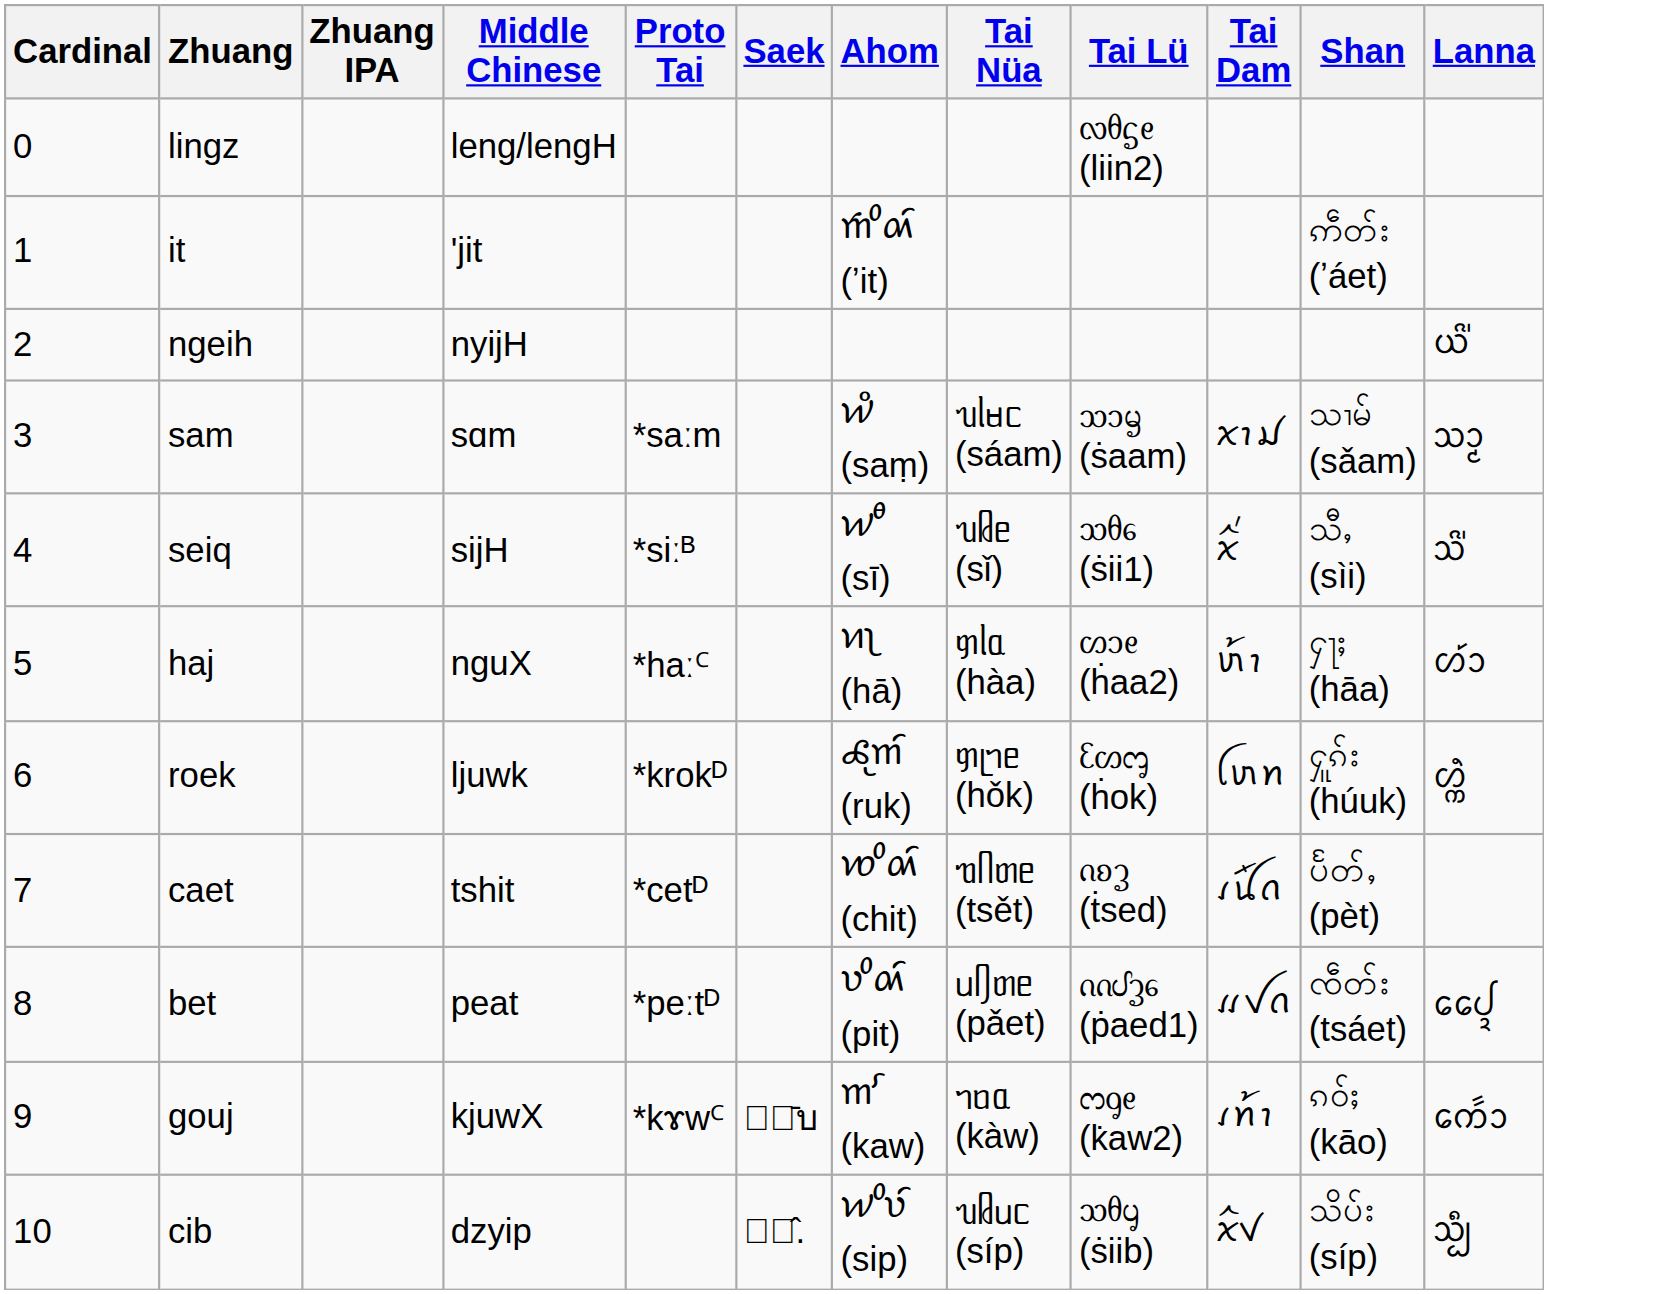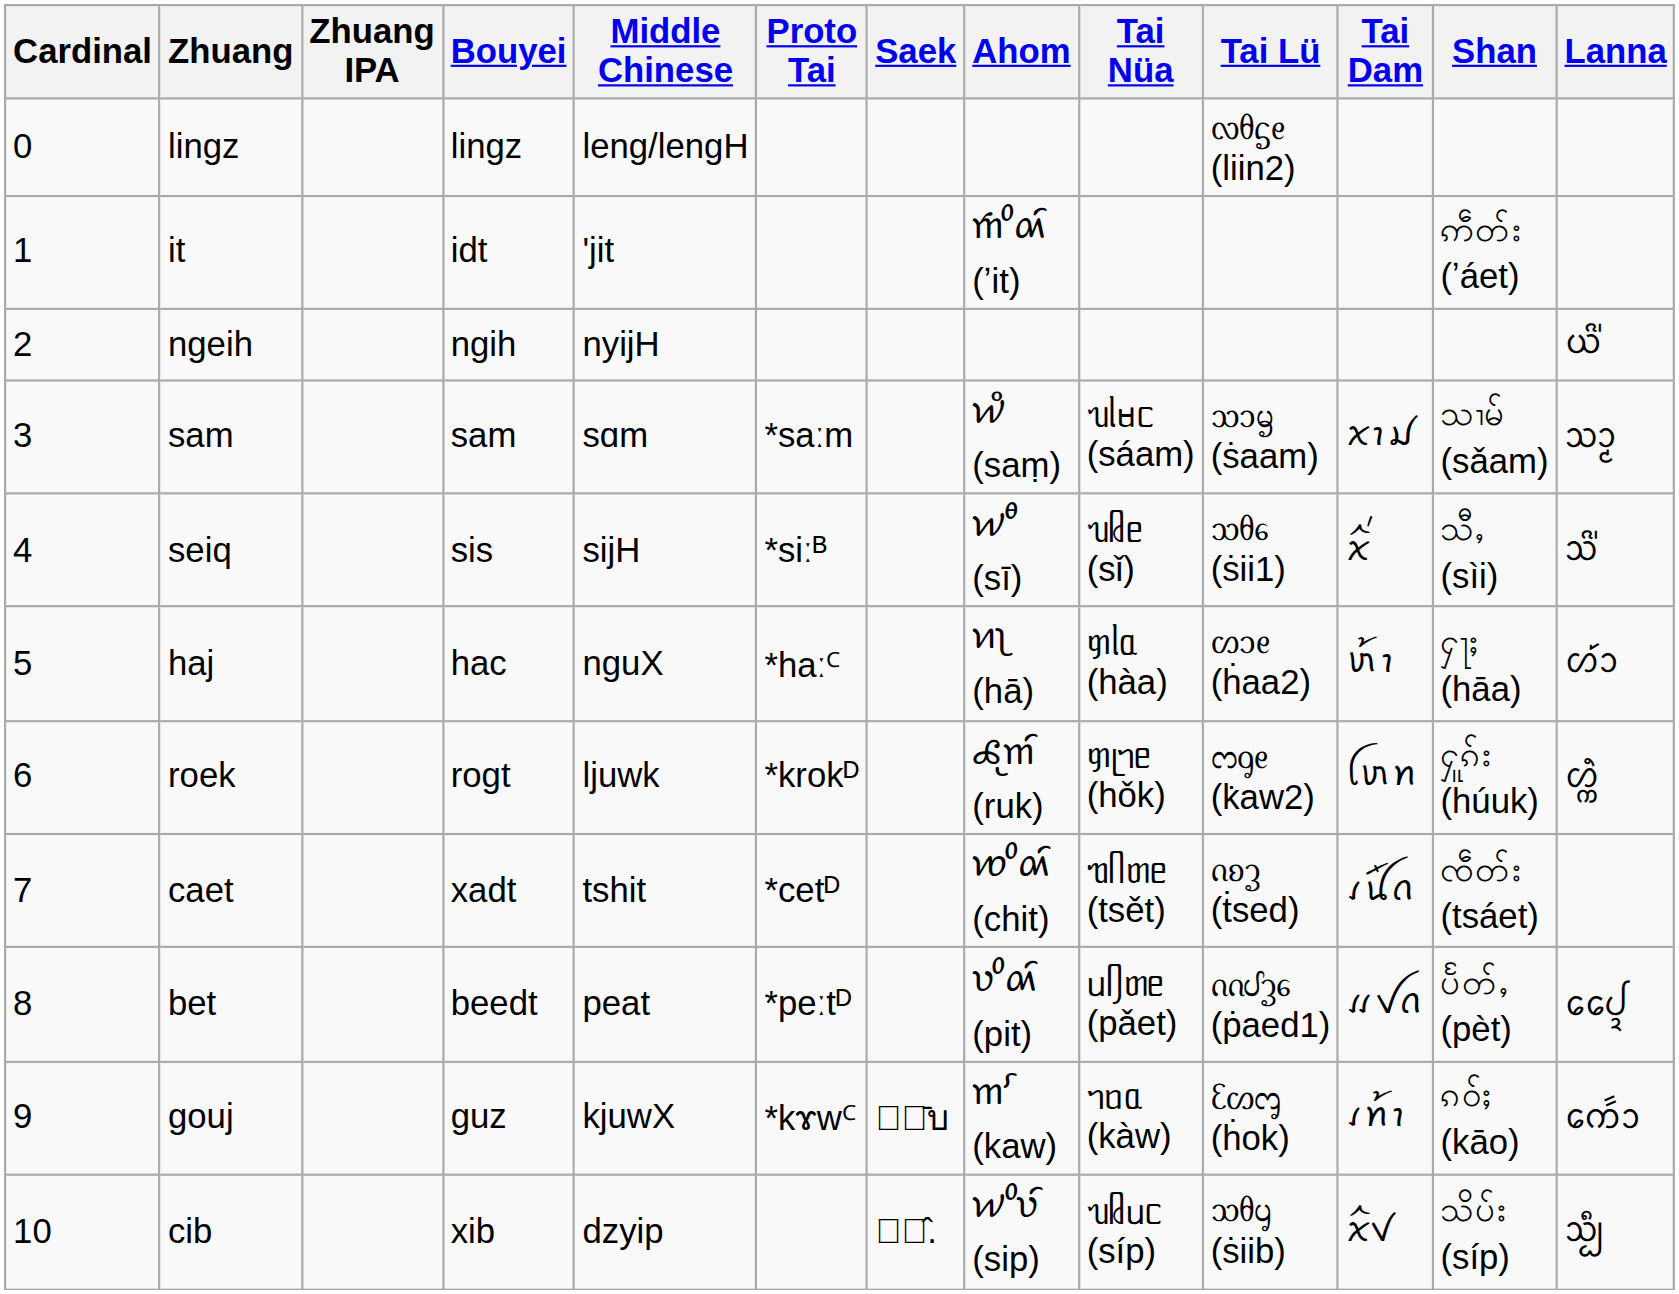+ column: (509, 51)
(1118, 776) ᦷᦠᧅ (ḣok) -> (1263, 776) ᦂᧁᧉ (k̇aw2)
(1344, 892) ပႅတ်ႇ (pèt) -> (1490, 892) ၸဵတ်း (tsáet)
(1358, 1006) ၸဵတ်း (tsáet) -> (1476, 1006) ပႅတ်ႇ (pèt)
(1131, 1117) ᦂᧁᧉ (k̇aw2) -> (1250, 1117) ᦷᦠᧅ (ḣok)
